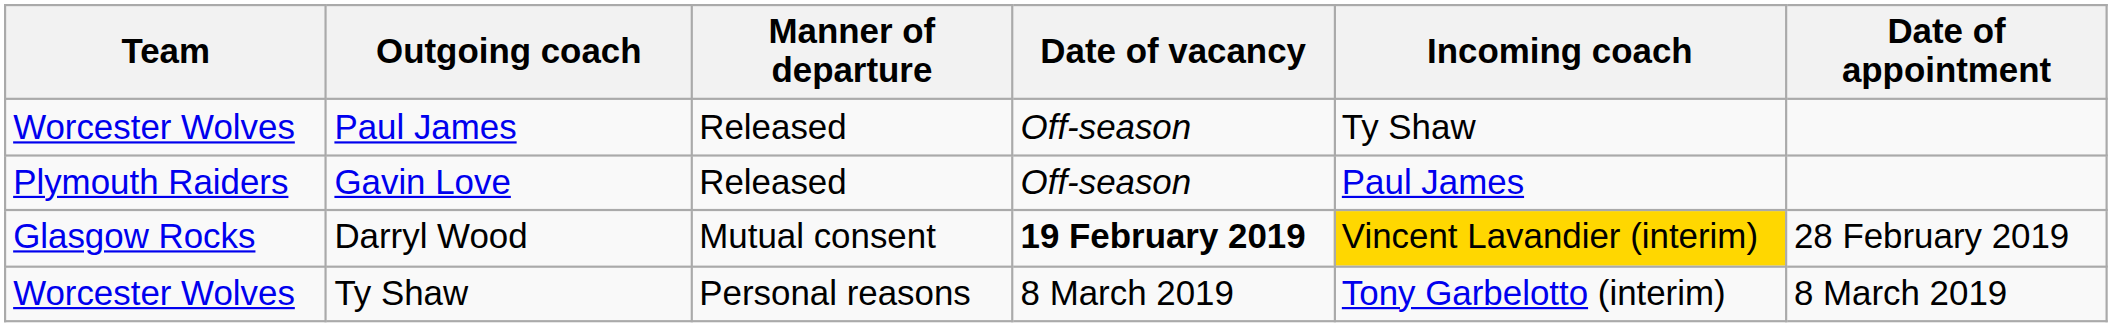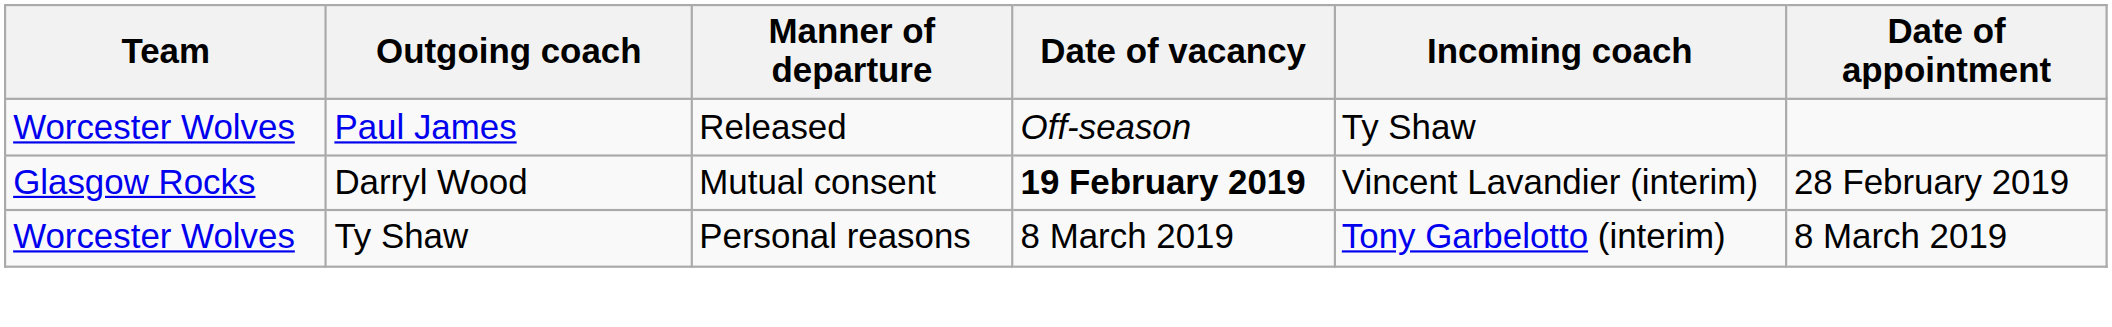- row: (423, 182)
(1550, 237) gold background -> (1550, 182) no background
